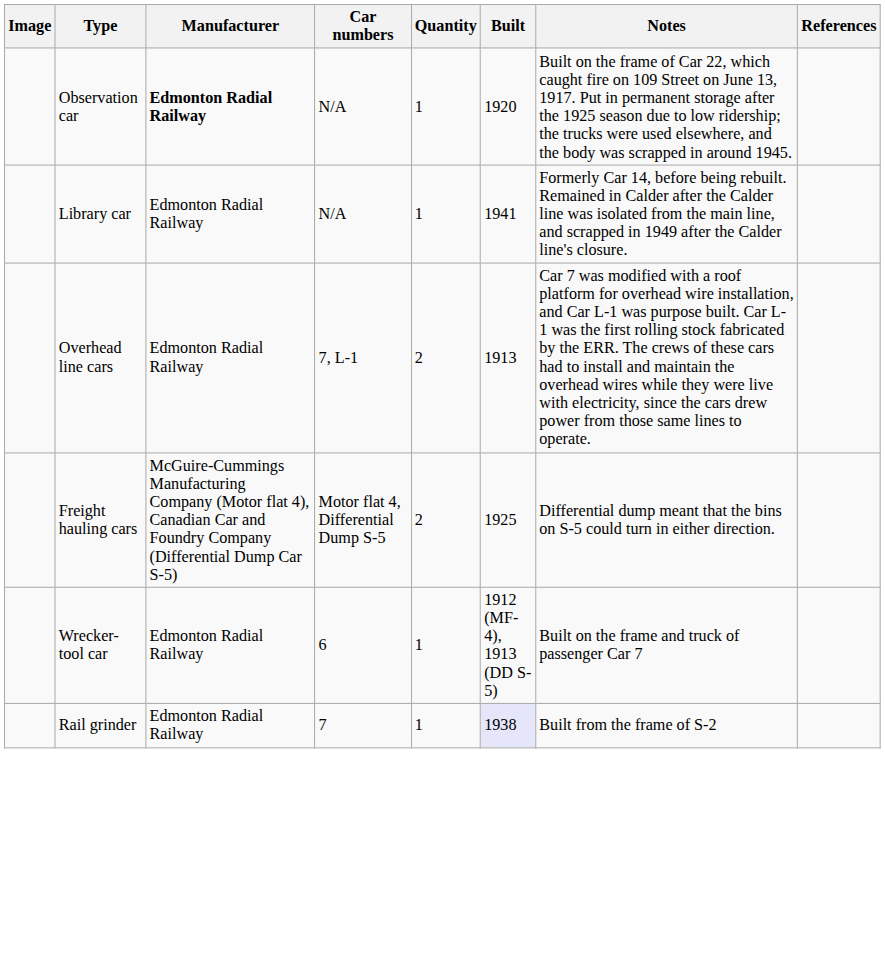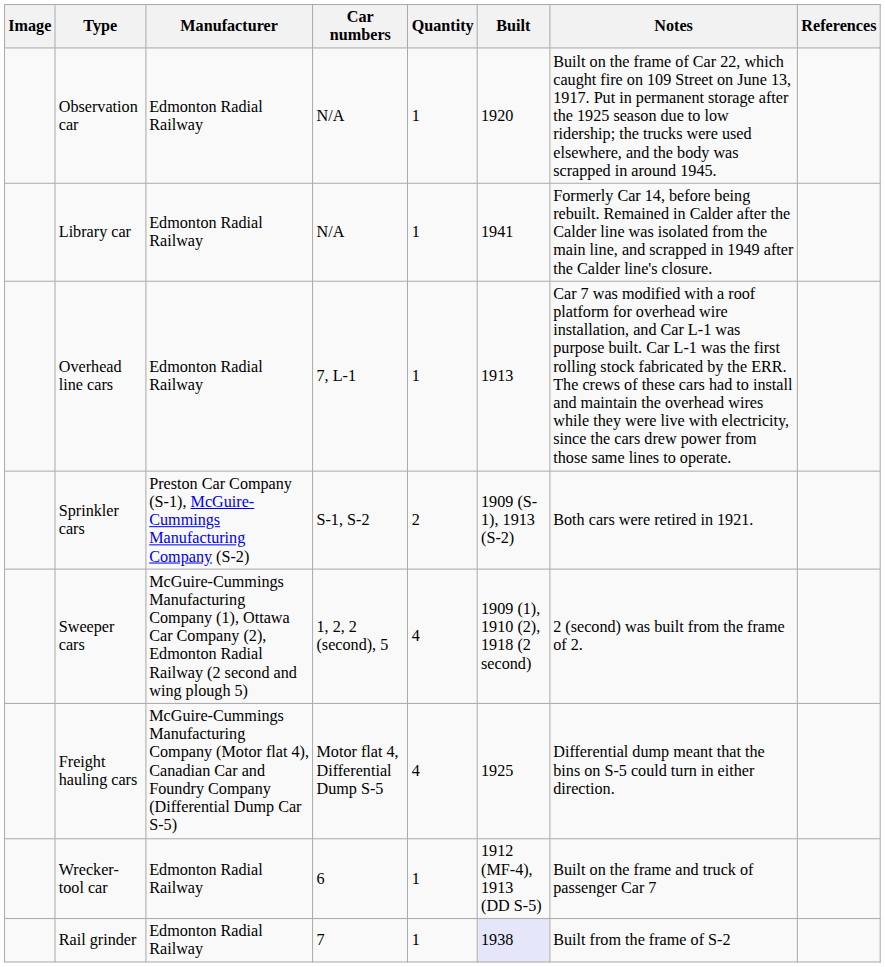(211, 106) bold -> (206, 115) normal
(419, 357) 2 -> (416, 375) 1
+ row: (89, 519)
+ row: (87, 636)
(419, 519) 2 -> (416, 771) 4
